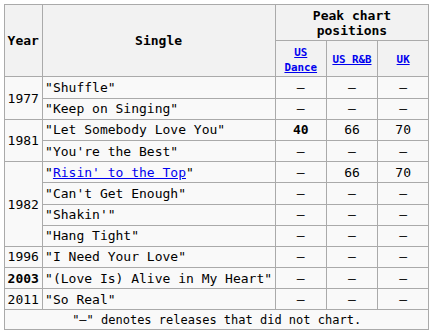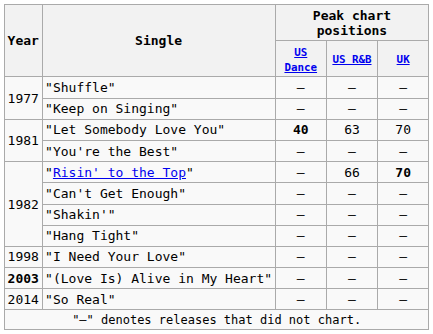(352, 130) 66 -> (352, 130) 63
(403, 172) normal -> (403, 172) bold
(23, 257) 1996 -> (23, 257) 1998
(23, 299) 2011 -> (23, 299) 2014
